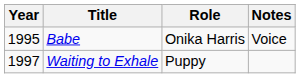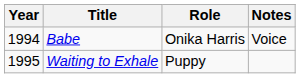(24, 38) 1995 -> (24, 38) 1994
(24, 61) 1997 -> (24, 61) 1995
